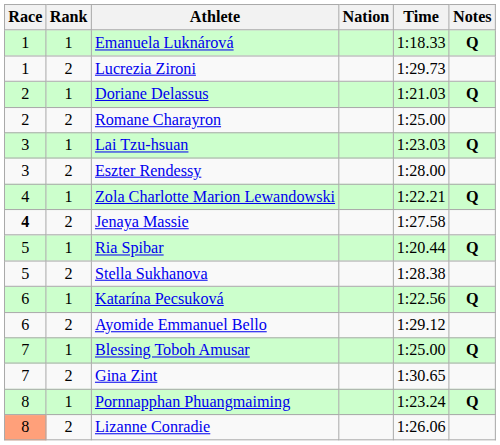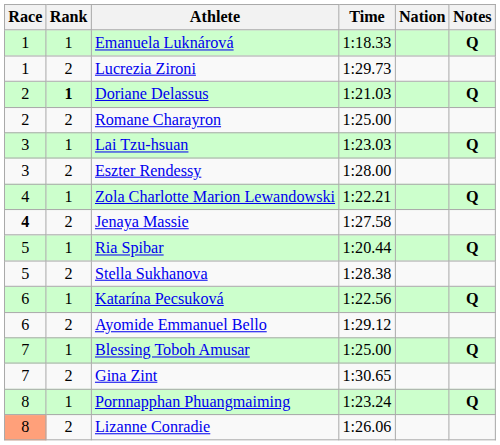columns swapped: (366, 17) <-> (421, 17)
(69, 94) normal -> (69, 94) bold
